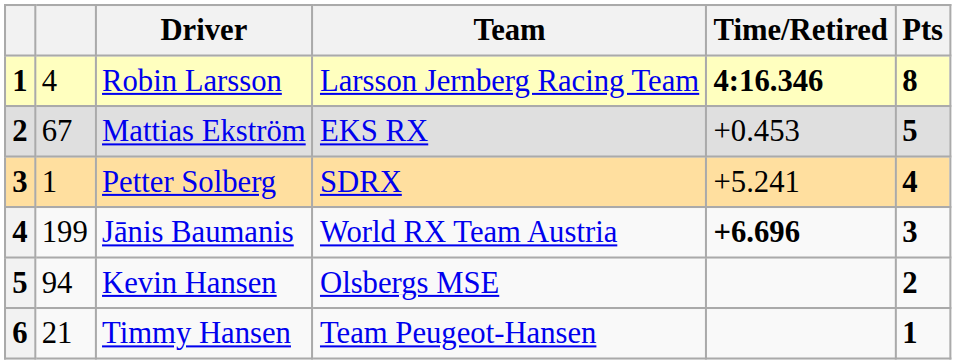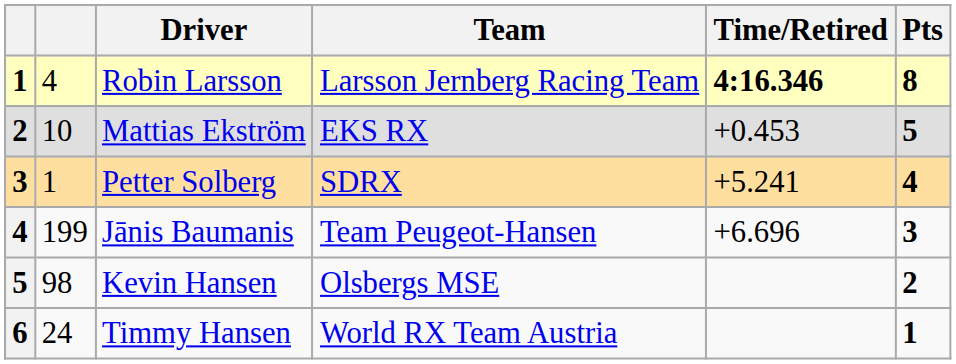(57, 131) 67 -> (57, 131) 10
(469, 232) World RX Team Austria -> (458, 232) Team Peugeot-Hansen
(757, 232) bold -> (757, 232) normal
(57, 283) 94 -> (57, 283) 98
(57, 333) 21 -> (57, 333) 24
(458, 333) Team Peugeot-Hansen -> (469, 333) World RX Team Austria
